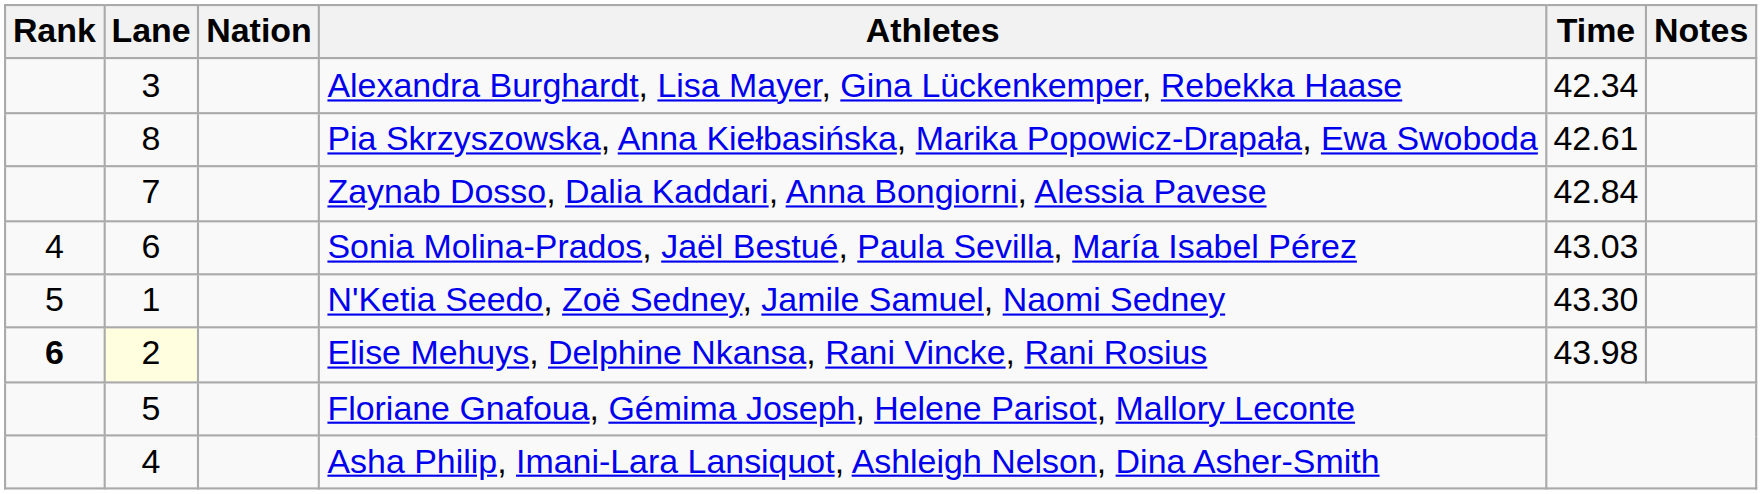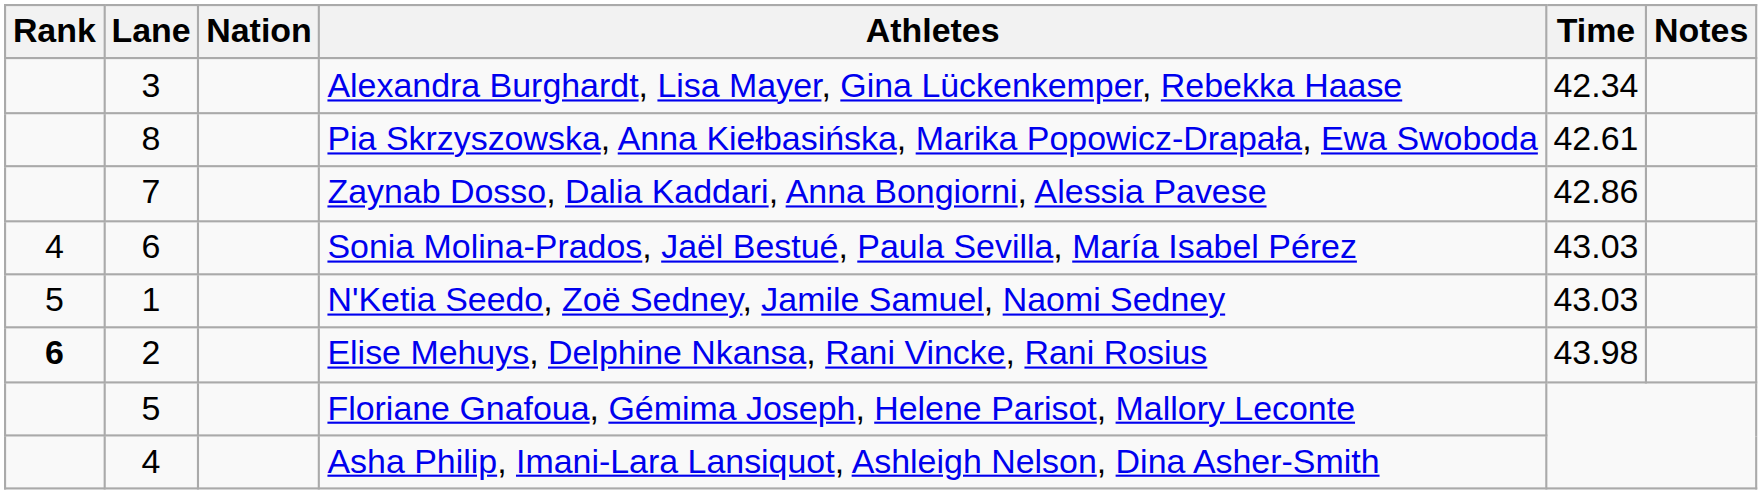(1596, 192) 42.84 -> (1596, 192) 42.86
(1596, 300) 43.30 -> (1596, 300) 43.03
(151, 354) lightyellow background -> (151, 354) no background
